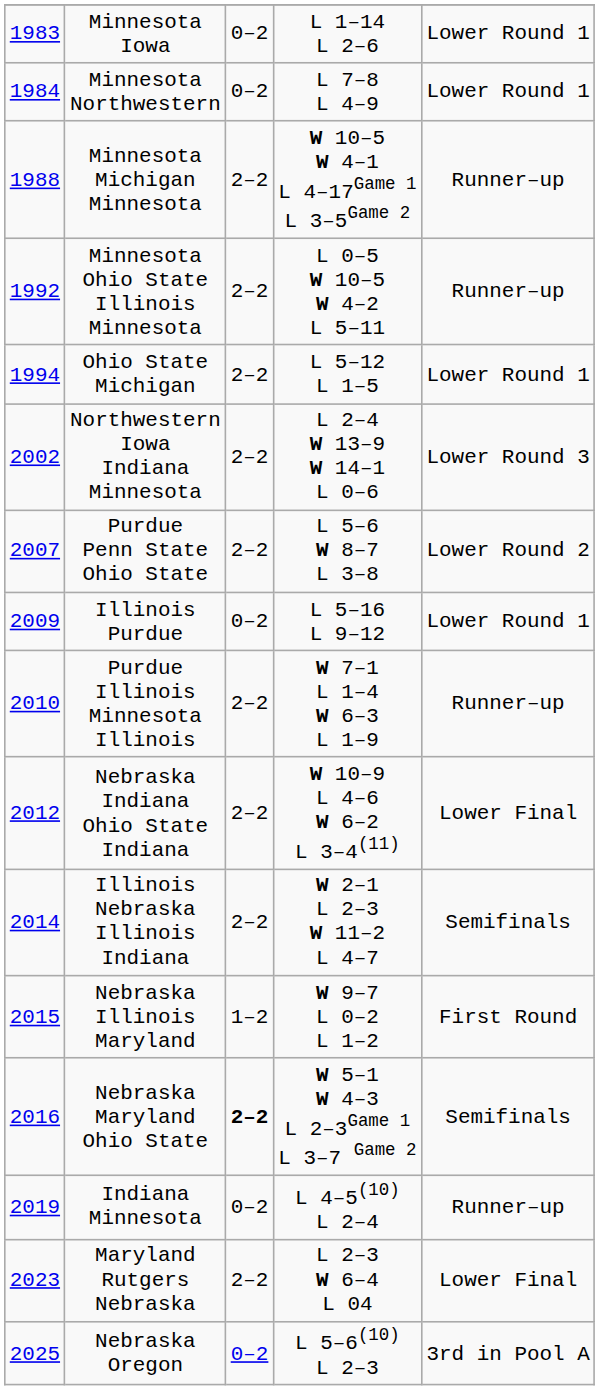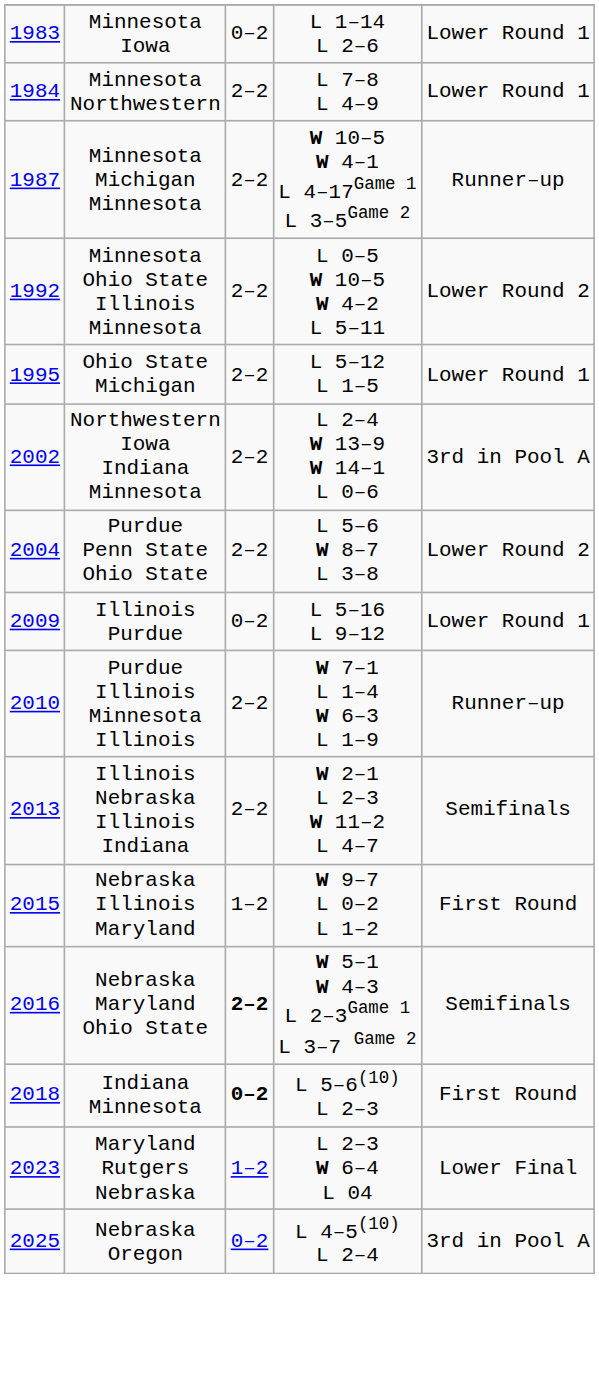(250, 92) 0–2 -> (250, 92) 2–2
(35, 180) 1988 -> (35, 180) 1987
(508, 292) Runner–up -> (508, 292) Lower Round 2
(35, 374) 1994 -> (35, 374) 1995
(508, 457) Lower Round 3 -> (508, 457) 3rd in Pool A
(35, 551) 2007 -> (35, 551) 2004
- row: (145, 813)
(35, 922) 2014 -> (35, 811) 2013
(35, 1207) 2019 -> (35, 1095) 2018
(250, 1207) normal -> (250, 1095) bold
(347, 1207) L 4–5(10) L 2–4 -> (347, 1095) L 5–6(10) L 2–3
(508, 1207) Runner–up -> (508, 1095) First Round
(250, 1280) 2–2 -> (250, 1168) 1–2
(347, 1353) L 5–6(10) L 2–3 -> (347, 1241) L 4–5(10) L 2–4
